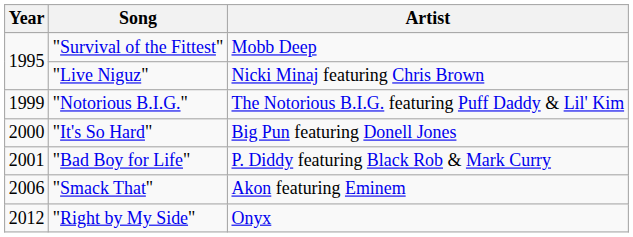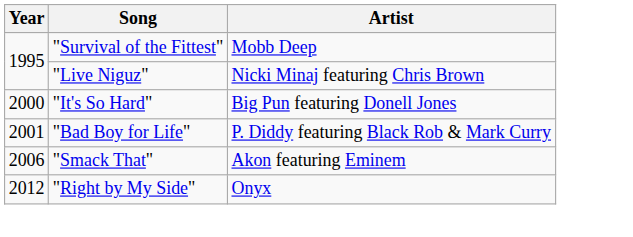- row: (120, 103)
